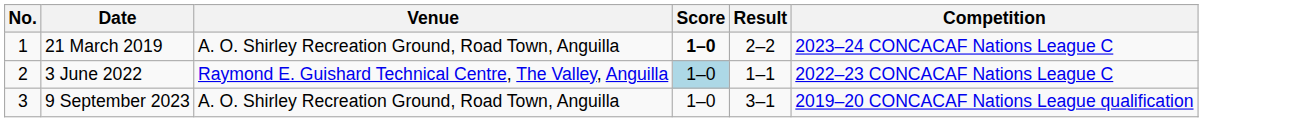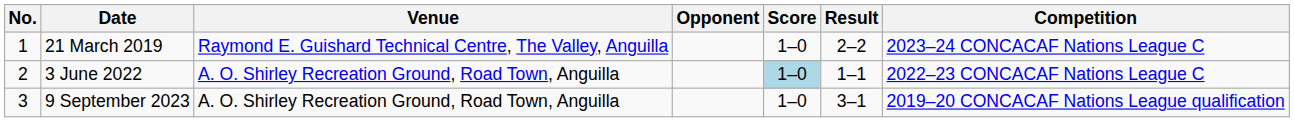+ column: (718, 18)
(409, 46) A. O. Shirley Recreation Ground, Road Town, Anguilla -> (433, 46) Raymond E. Guishard Technical Centre, The Valley, Anguilla
(701, 46) bold -> (792, 46) normal
(433, 74) Raymond E. Guishard Technical Centre, The Valley, Anguilla -> (409, 74) A. O. Shirley Recreation Ground, Road Town, Anguilla
